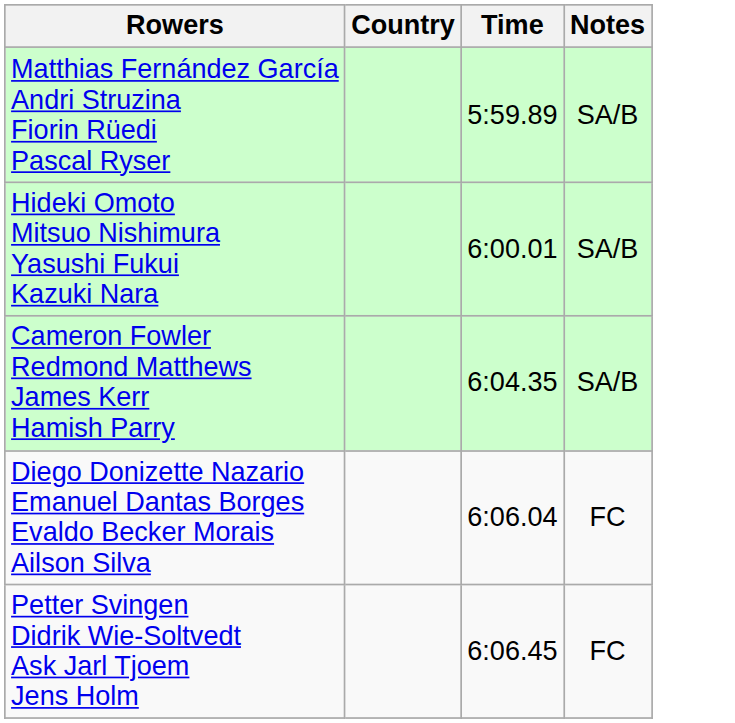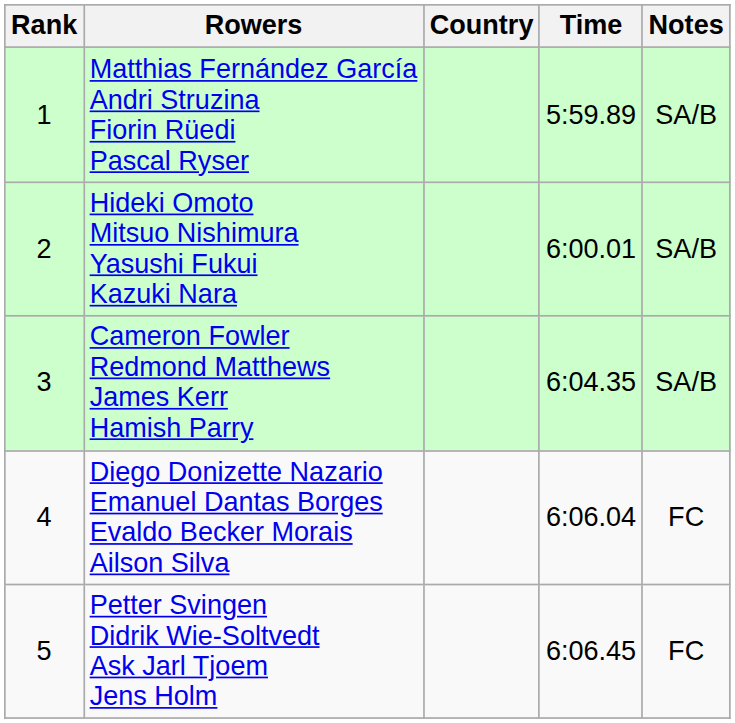+ column: (44, 25)
